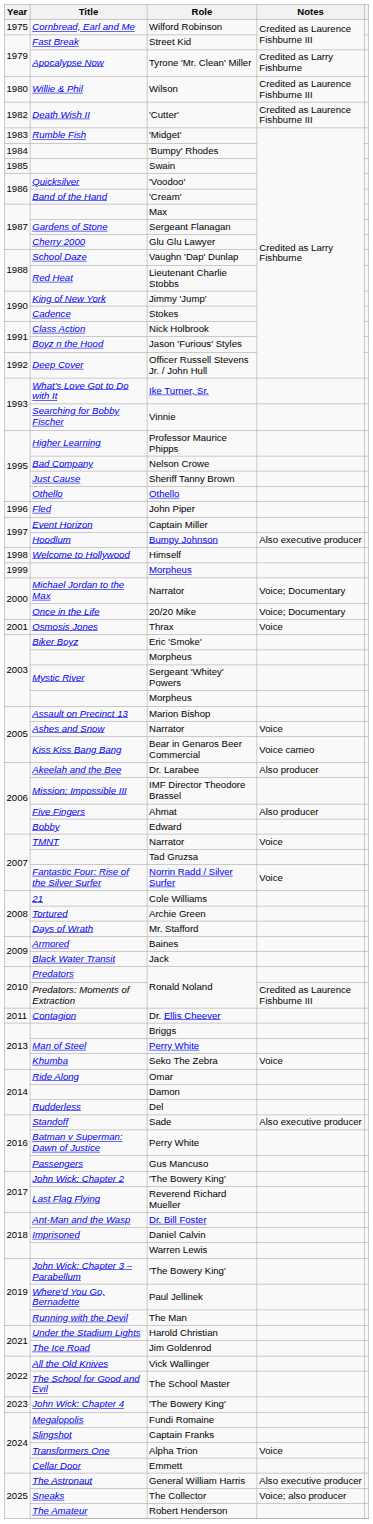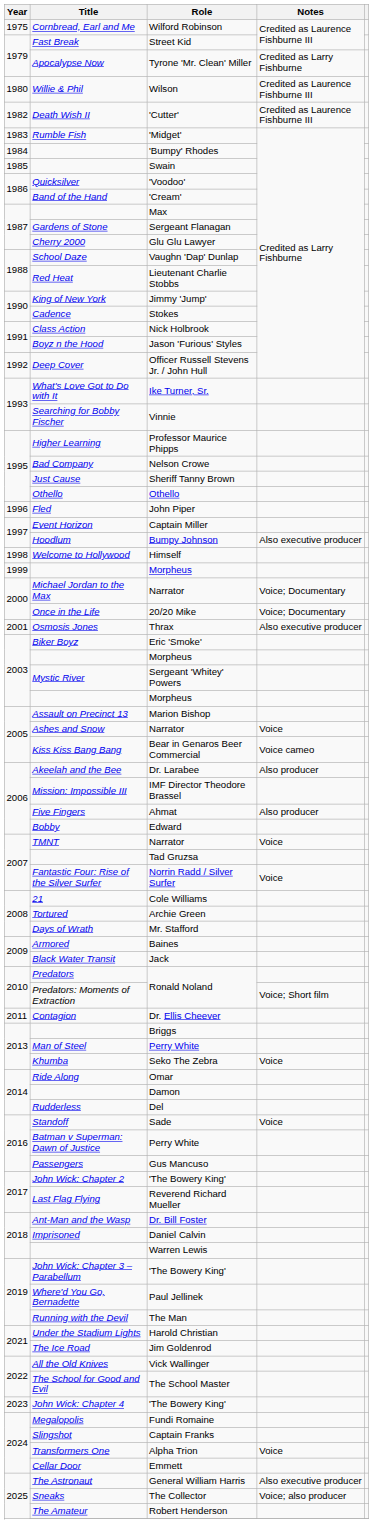(271, 626) Voice -> (311, 626) Also executive producer
(305, 995) Credited as Laurence Fishburne III -> (294, 995) Voice; Short film
(311, 1122) Also executive producer -> (271, 1122) Voice
